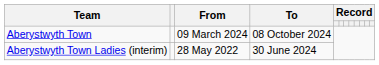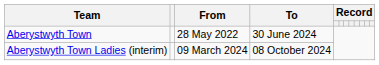(212, 34) 09 March 2024 -> (208, 34) 28 May 2022
(292, 34) 08 October 2024 -> (284, 34) 30 June 2024
(208, 51) 28 May 2022 -> (212, 51) 09 March 2024
(284, 51) 30 June 2024 -> (292, 51) 08 October 2024
